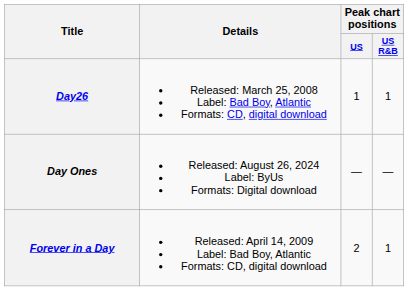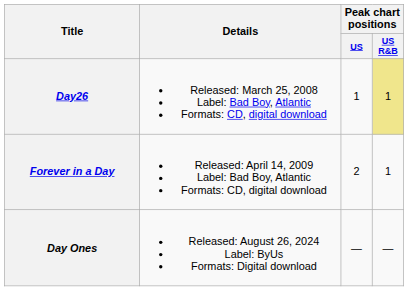(388, 96) no background -> (388, 96) khaki background
rows swapped: (72, 248) <-> (72, 172)
